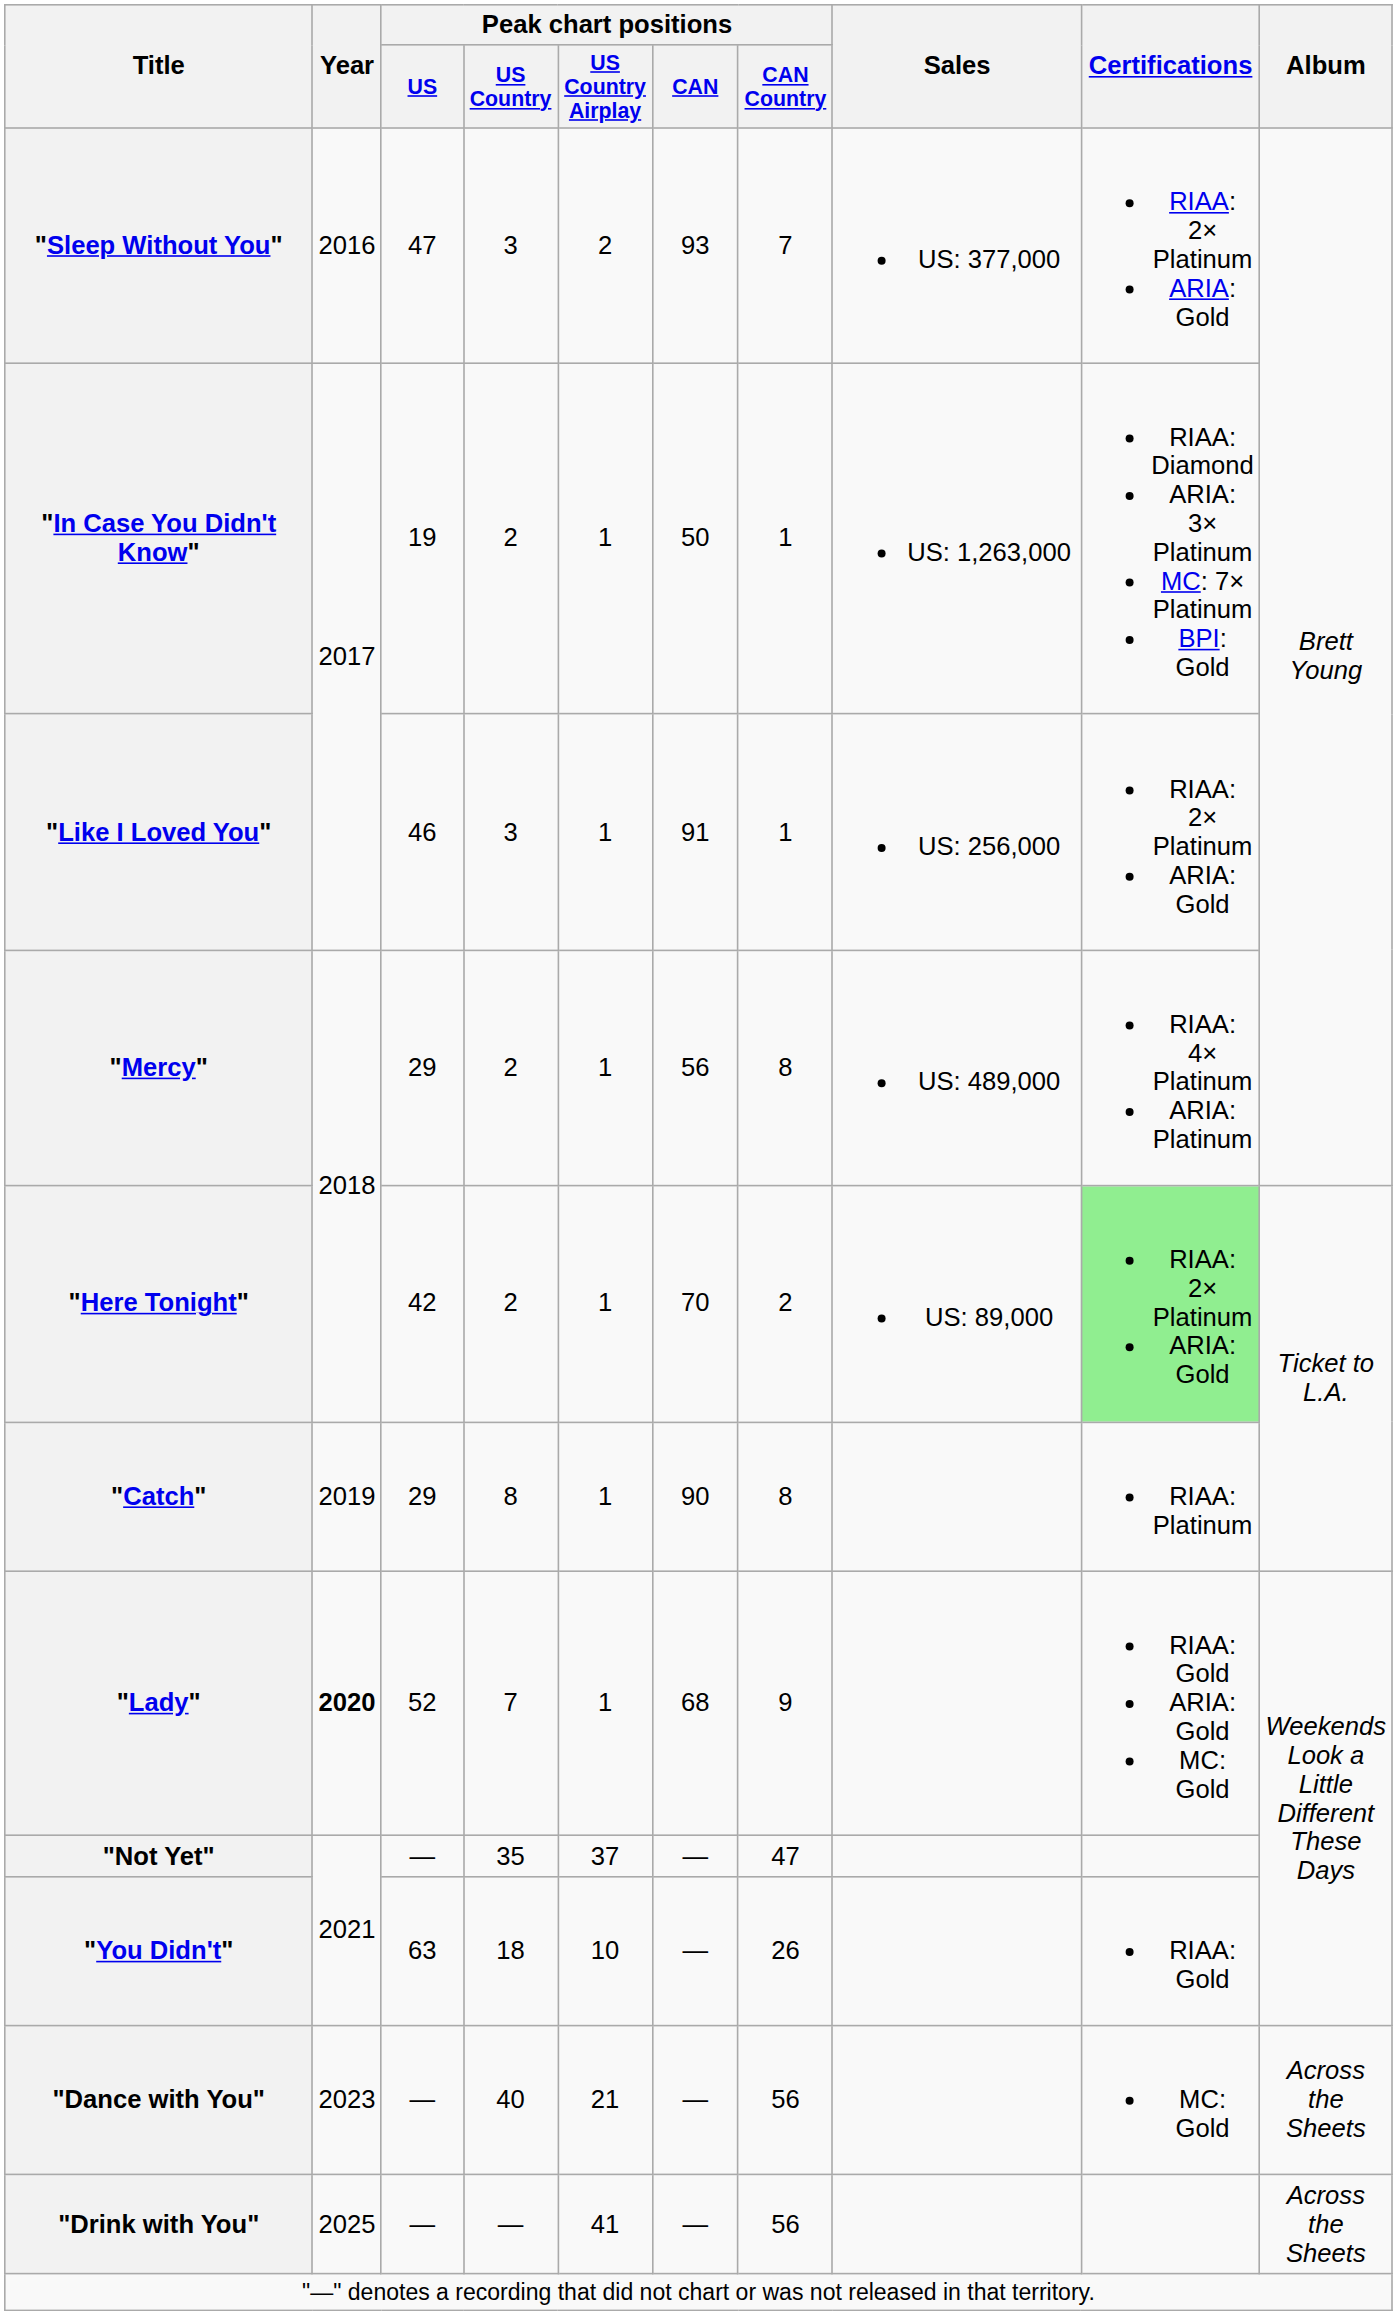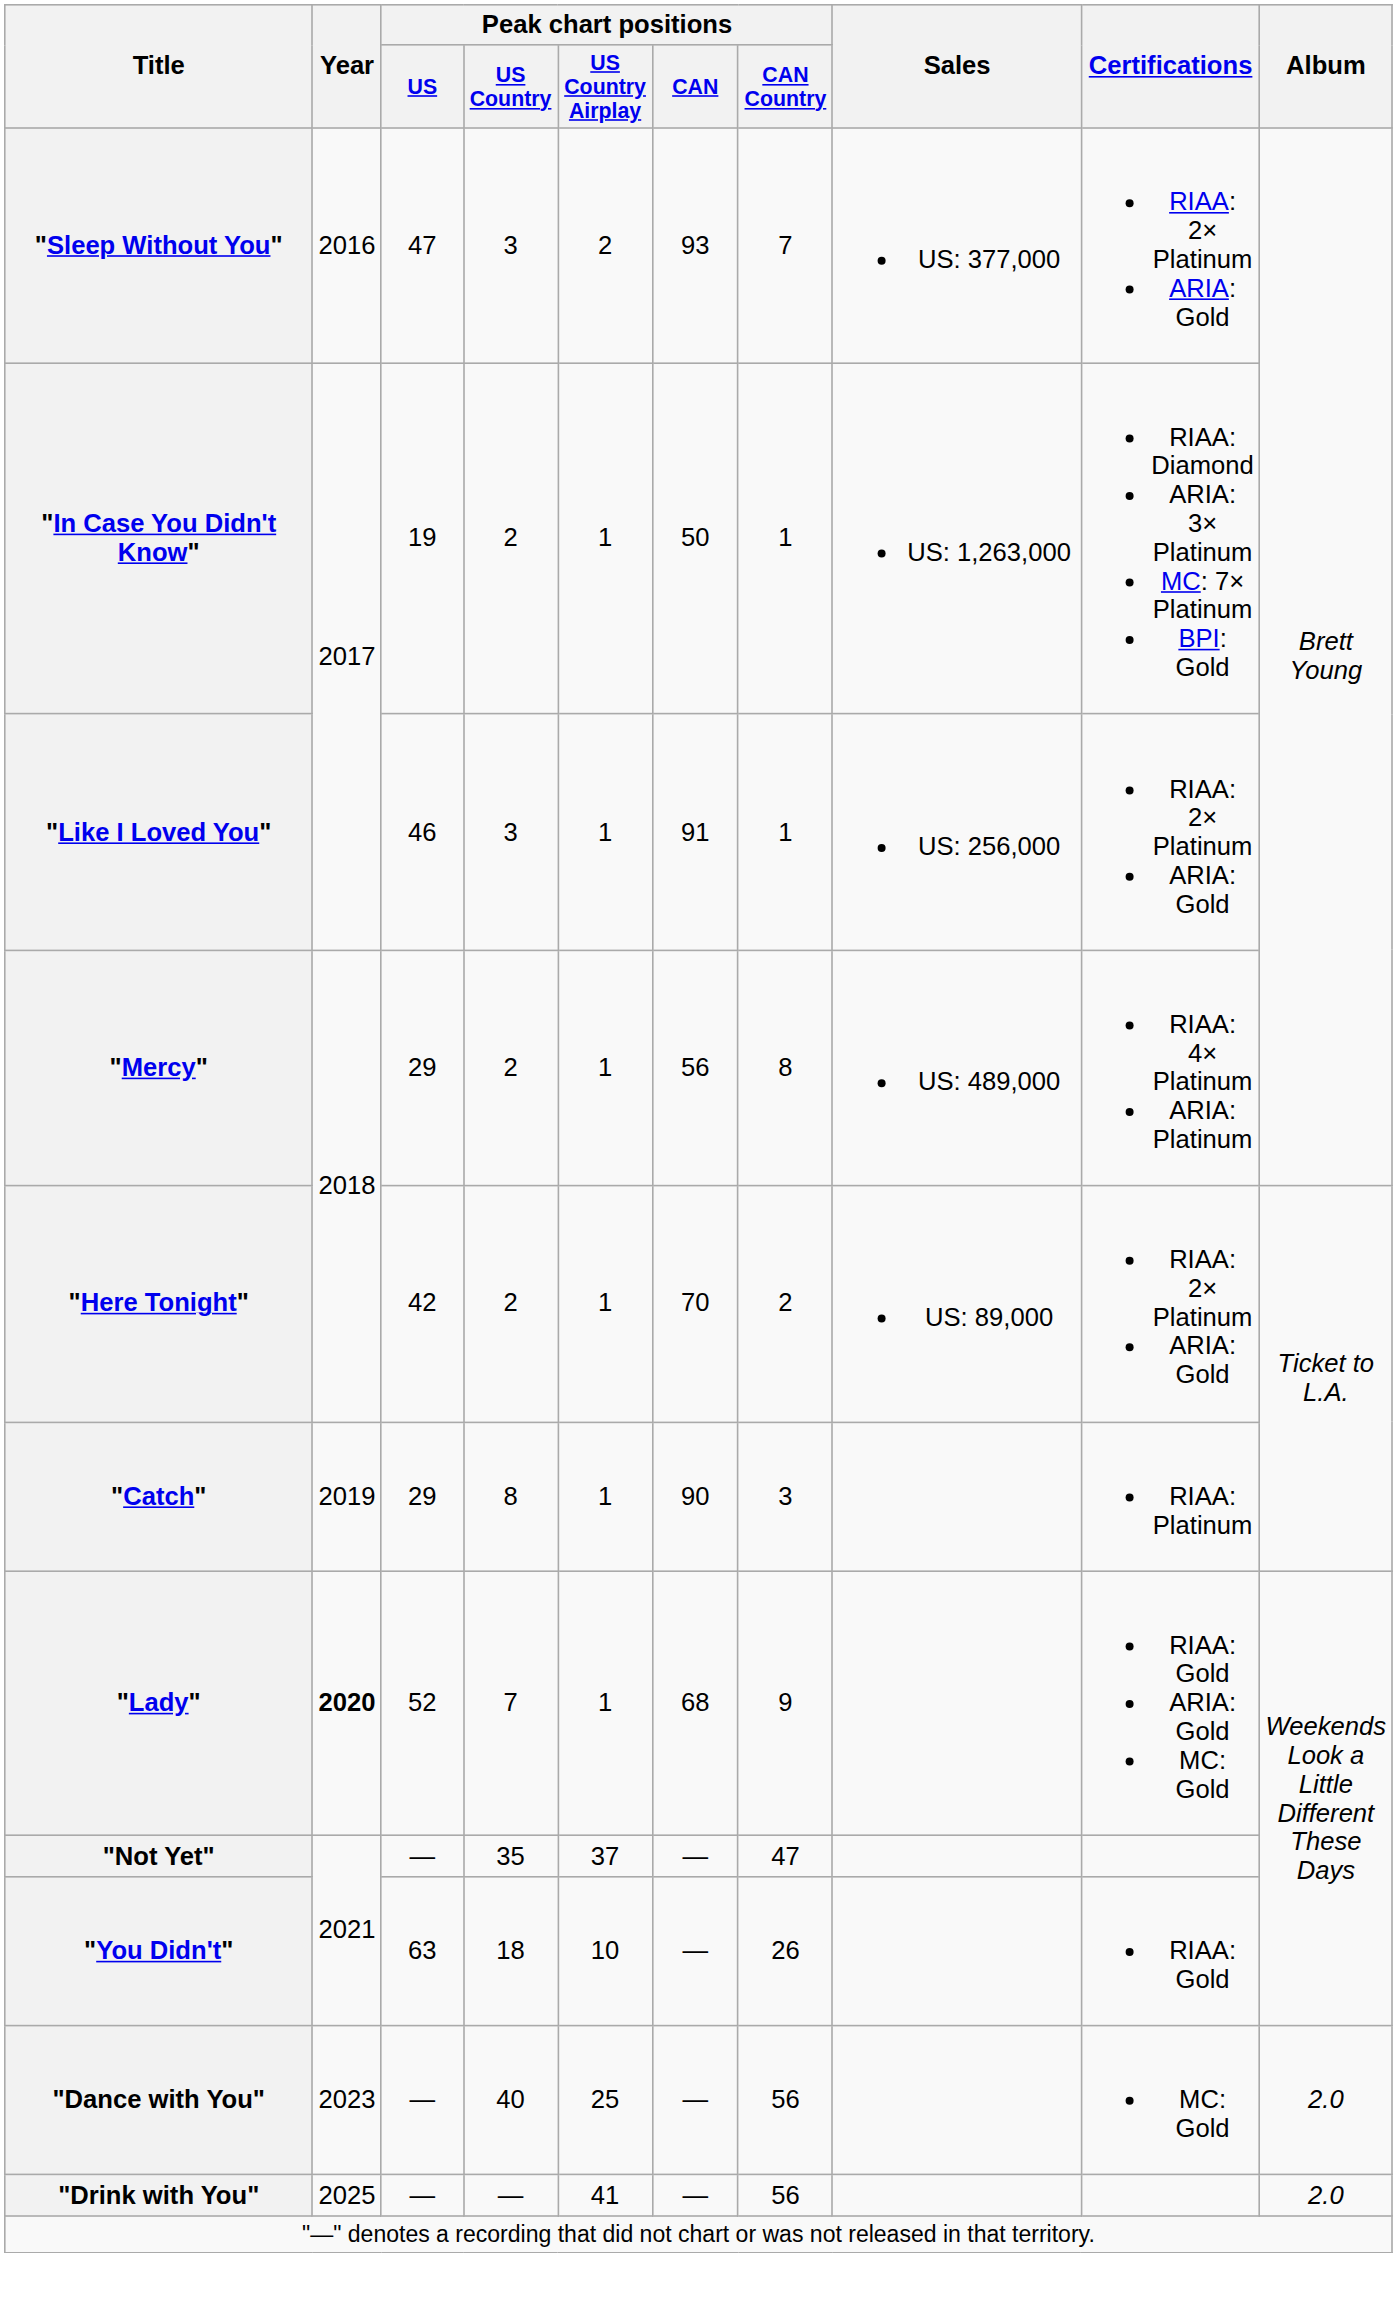(1171, 1318) lightgreen background -> (1171, 1318) no background
(785, 1496) 8 -> (785, 1496) 3
(605, 2100) 21 -> (605, 2100) 25
(1326, 2100) Across the Sheets -> (1326, 2100) 2.0
(1326, 2223) Across the Sheets -> (1326, 2195) 2.0
